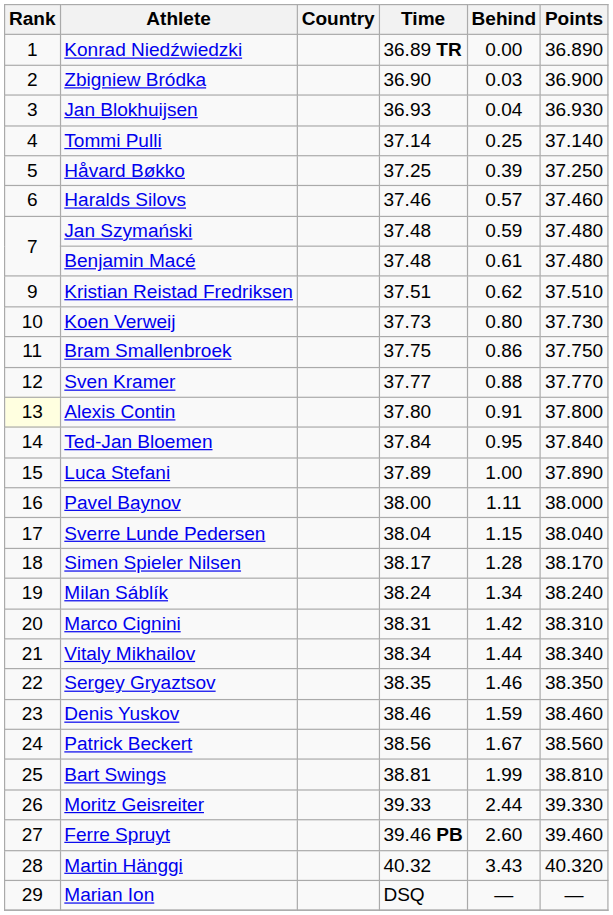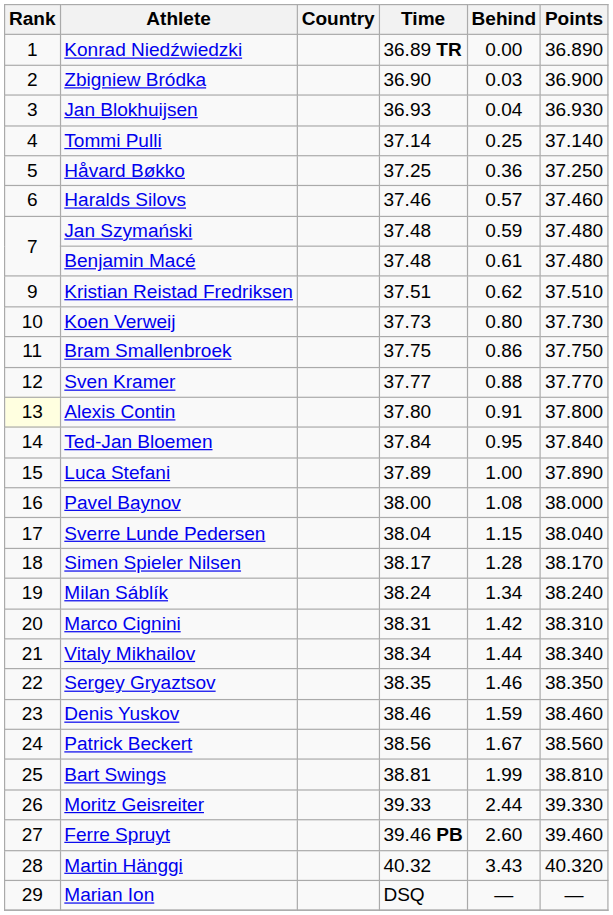(504, 170) 0.39 -> (504, 170) 0.36
(504, 502) 1.11 -> (504, 502) 1.08
